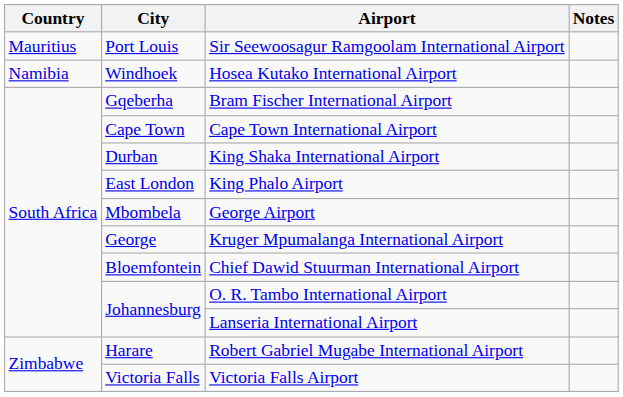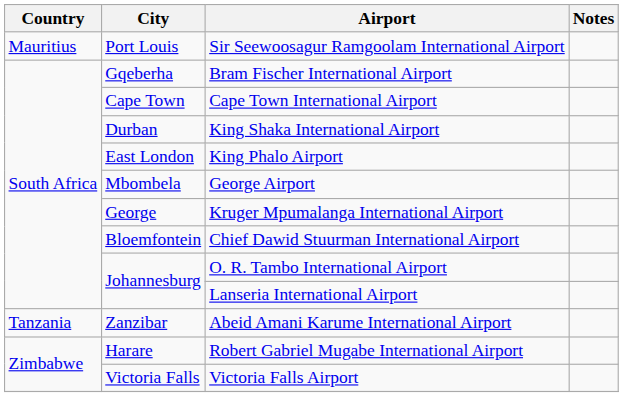- row: (333, 73)
+ row: (360, 322)
